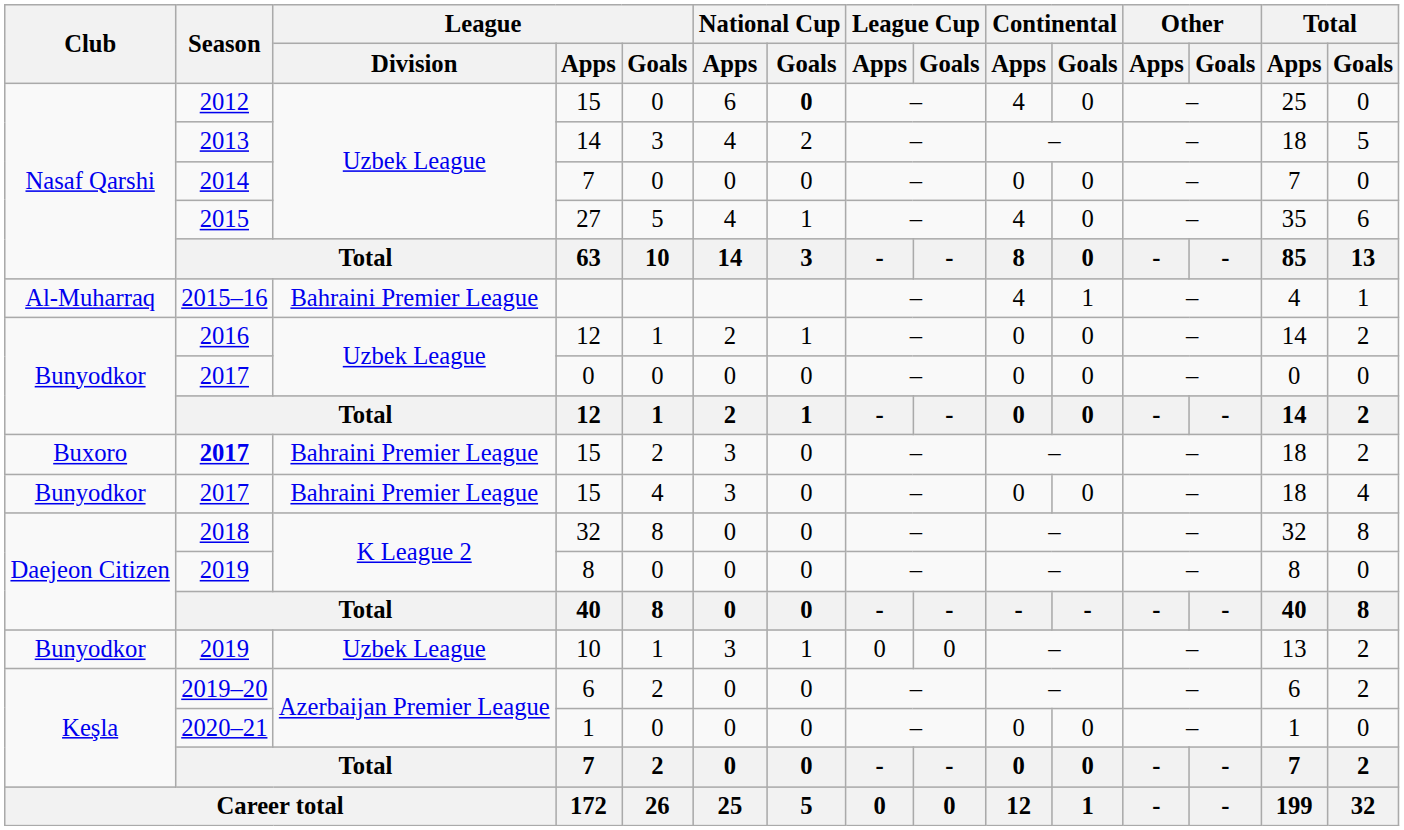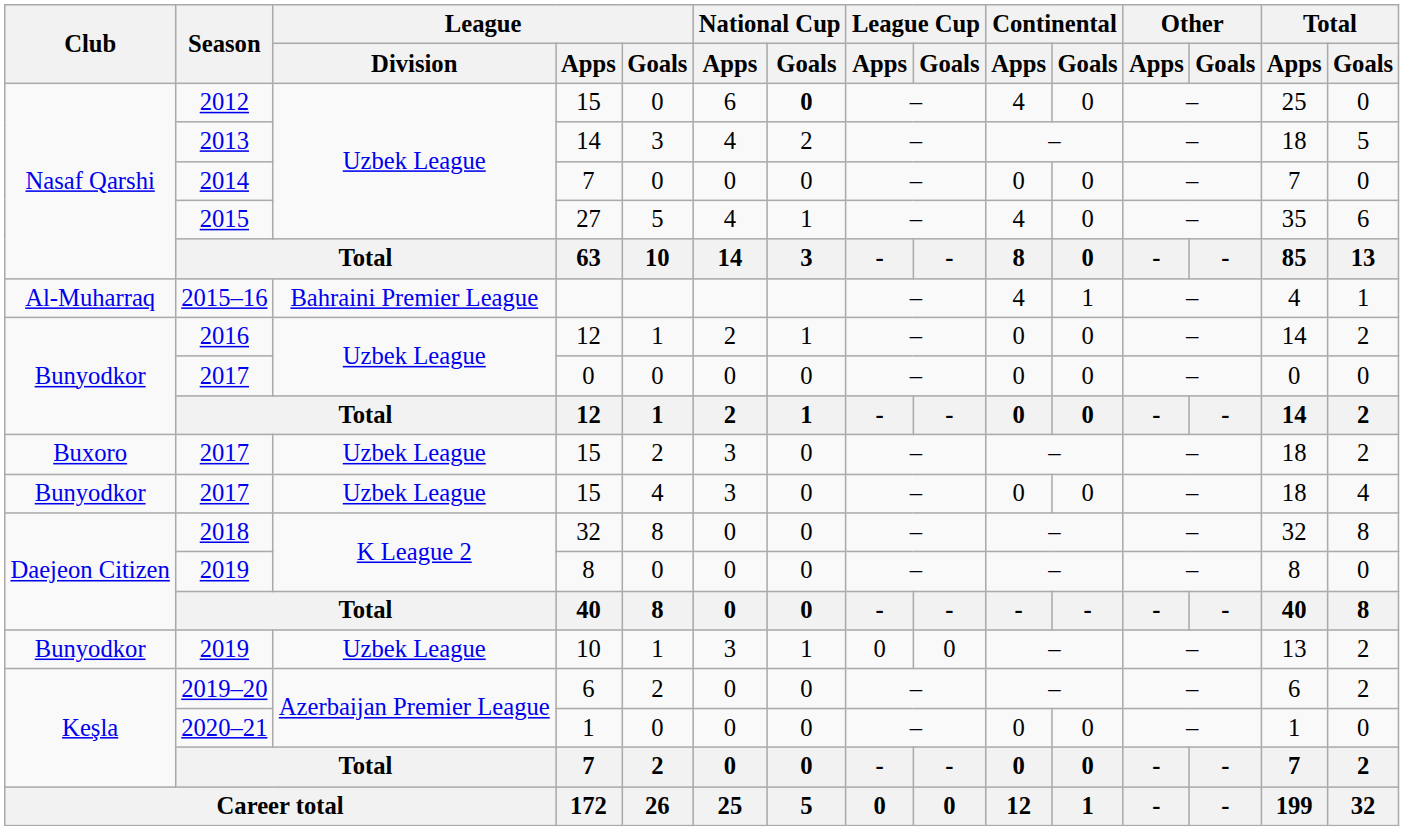(224, 453) bold -> (224, 453) normal
(414, 453) Bahraini Premier League -> (414, 453) Uzbek League
(414, 492) Bahraini Premier League -> (414, 492) Uzbek League
